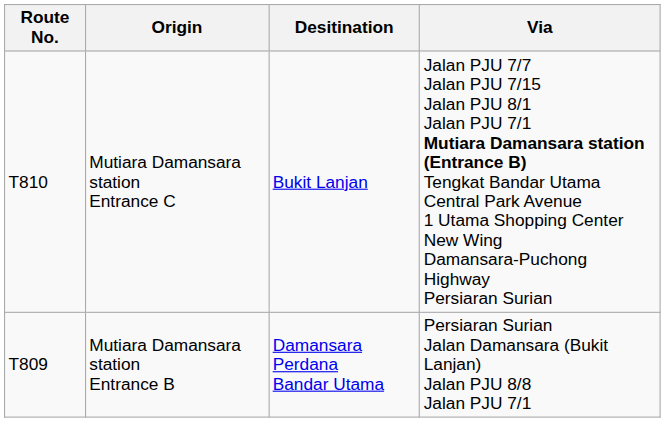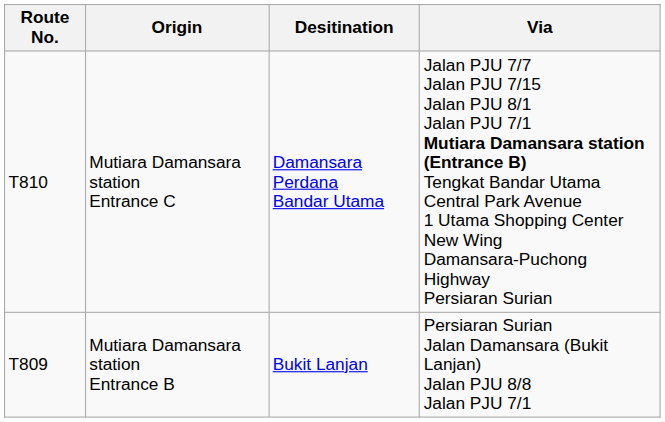(320, 181) Bukit Lanjan -> (328, 181) Damansara Perdana Bandar Utama
(328, 364) Damansara Perdana Bandar Utama -> (320, 364) Bukit Lanjan
